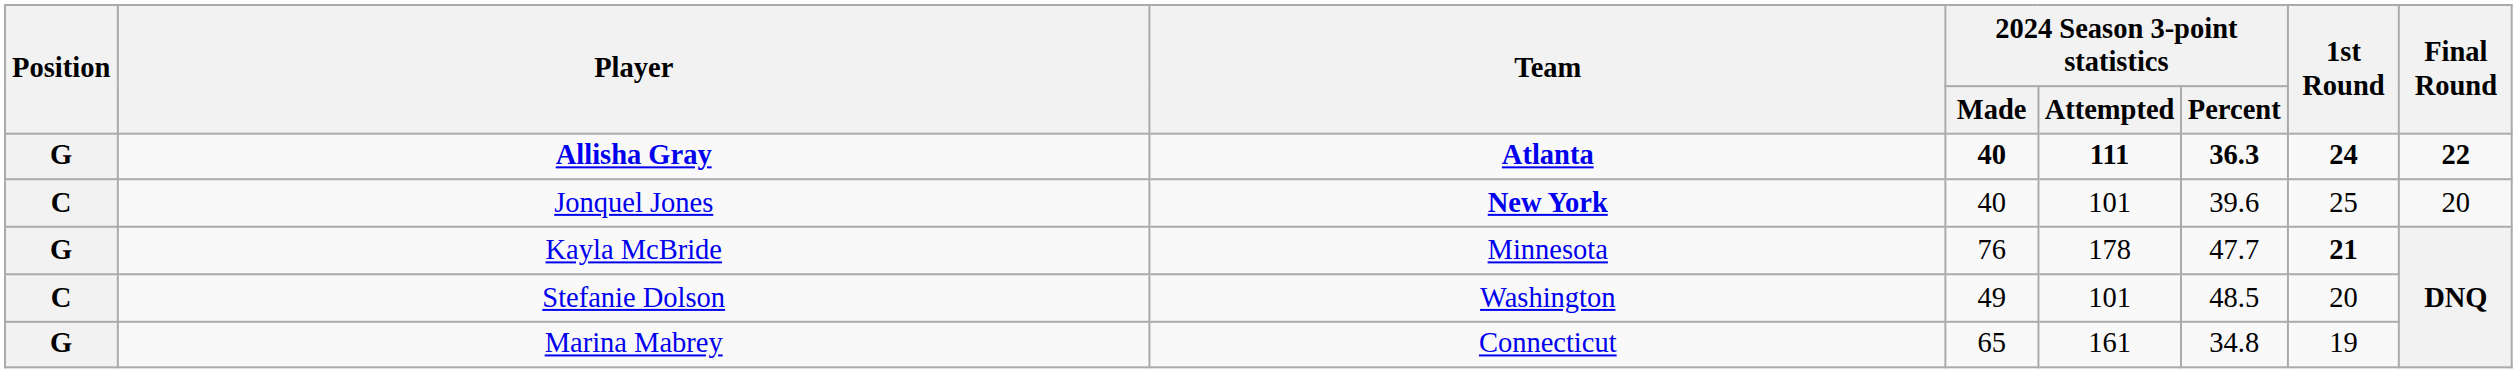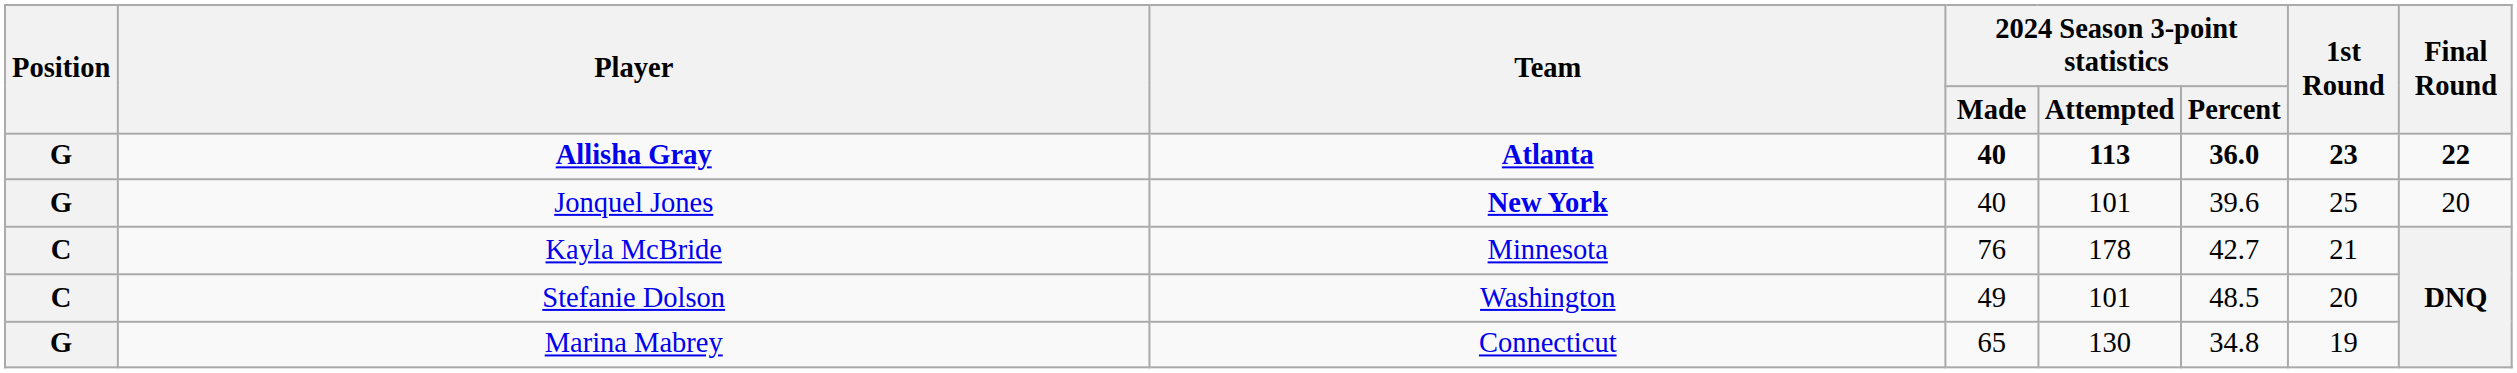(2110, 156) 111 -> (2110, 156) 113
(2234, 156) 36.3 -> (2234, 156) 36.0
(2343, 156) 24 -> (2343, 156) 23
(61, 203) C -> (61, 203) G
(61, 250) G -> (61, 250) C
(2234, 250) 47.7 -> (2234, 250) 42.7
(2343, 250) bold -> (2343, 250) normal
(2110, 344) 161 -> (2110, 344) 130
